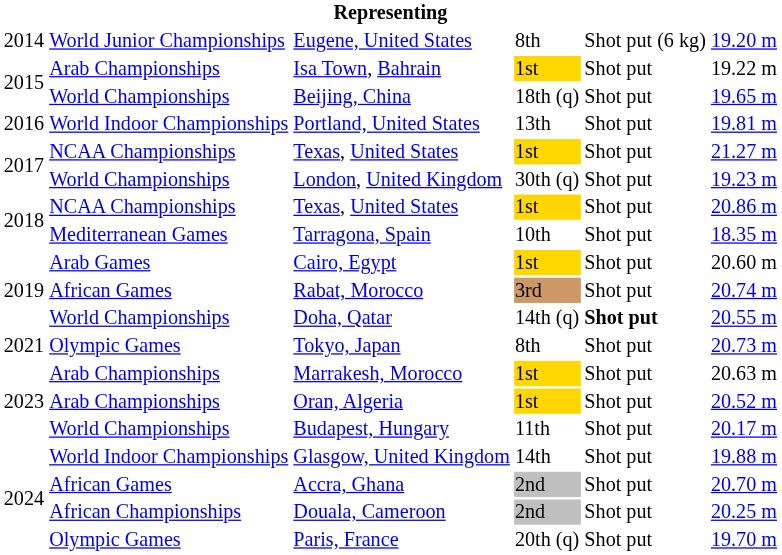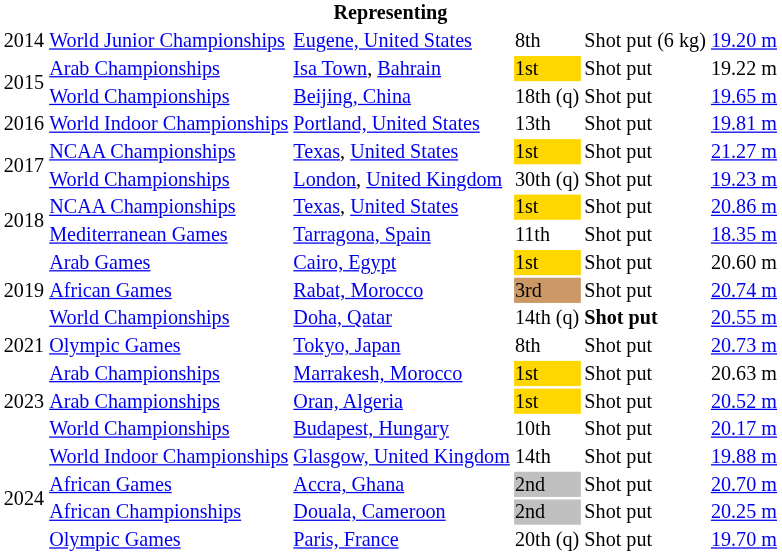(533, 234) 10th -> (532, 234) 11th
(532, 428) 11th -> (533, 428) 10th
